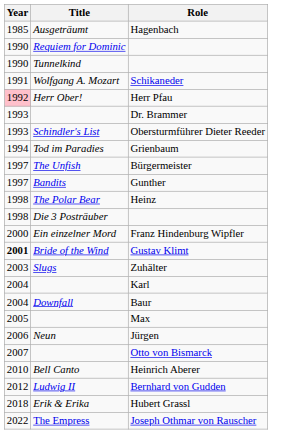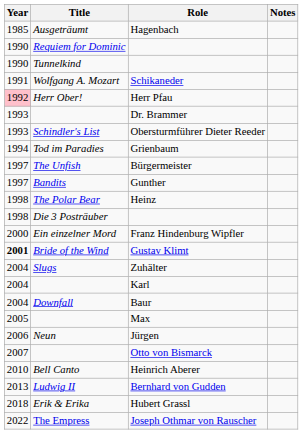+ column: (283, 13)
(18, 268) 2003 -> (18, 268) 2004
(18, 387) 2012 -> (18, 387) 2013
